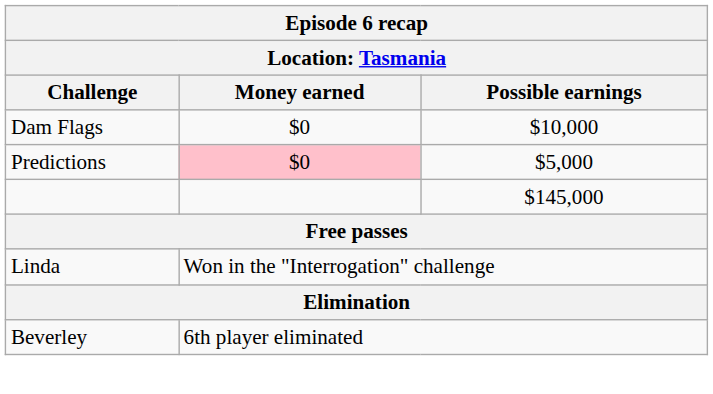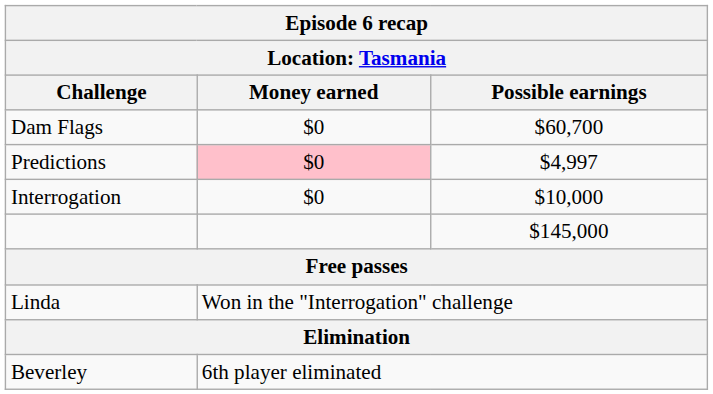(564, 127) $10,000 -> (569, 127) $60,700
(564, 162) $5,000 -> (569, 162) $4,997
+ row: (66, 197)
